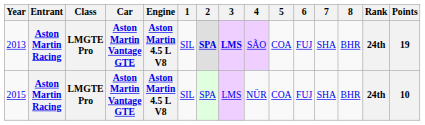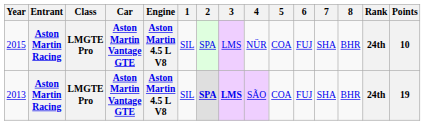rows swapped: (16, 45) <-> (16, 95)
